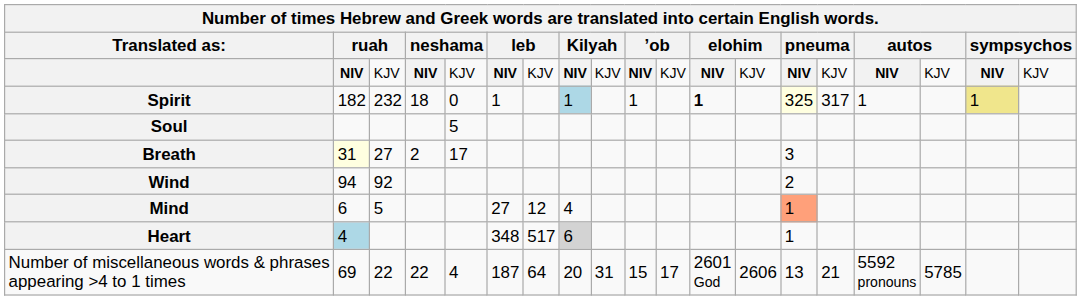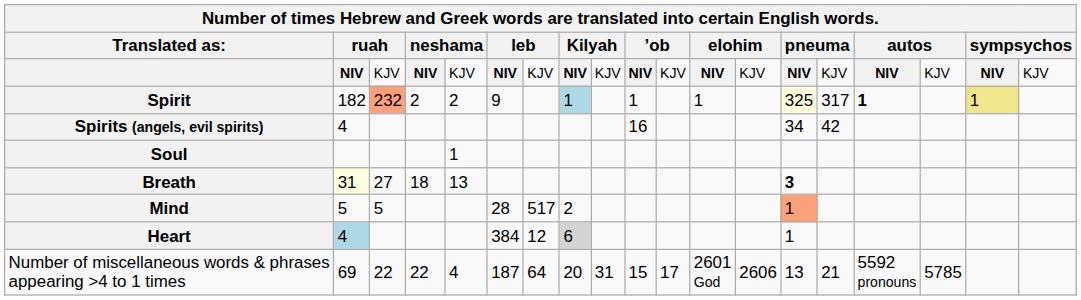(388, 100) no background -> (388, 100) lightsalmon background
(419, 100) 18 -> (415, 100) 2
(454, 100) 0 -> (454, 100) 2
(496, 100) 1 -> (496, 100) 9
(698, 100) bold -> (698, 100) normal
(862, 100) normal -> (862, 100) bold
+ row: (169, 127)
(454, 127) 5 -> (454, 154) 1
(415, 154) 2 -> (419, 181) 18
(458, 154) 17 -> (458, 181) 13
(790, 154) normal -> (790, 181) bold
- row: (169, 181)
(342, 208) 6 -> (342, 208) 5
(501, 208) 27 -> (501, 208) 28
(537, 208) 12 -> (541, 208) 517
(568, 208) 4 -> (568, 208) 2
(505, 235) 348 -> (505, 235) 384
(541, 235) 517 -> (537, 235) 12
